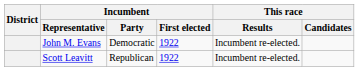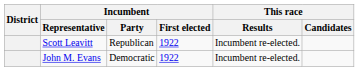rows swapped: (72, 43) <-> (68, 58)
